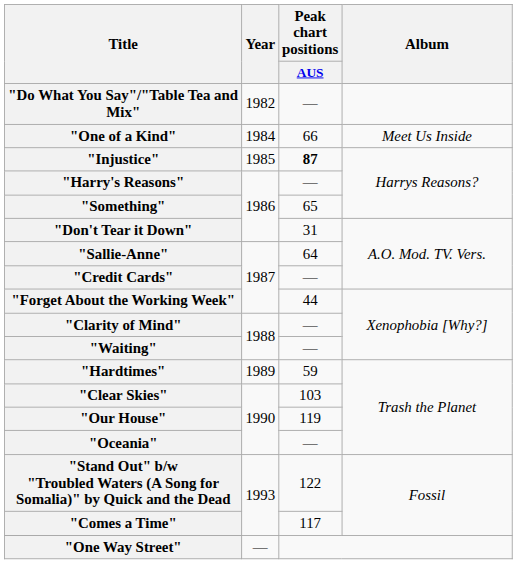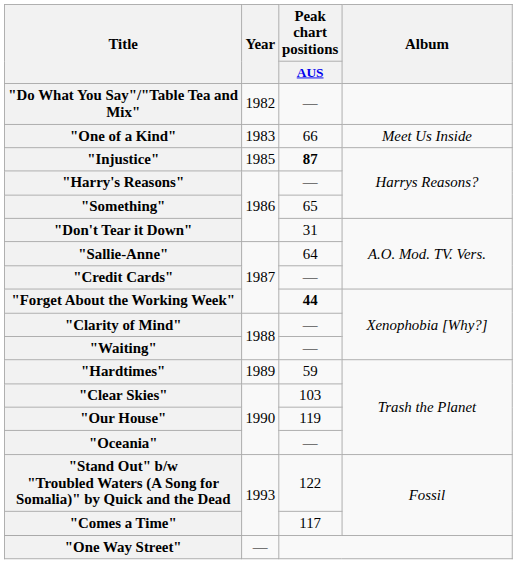(260, 135) 1984 -> (260, 135) 1983
(310, 300) normal -> (310, 300) bold
